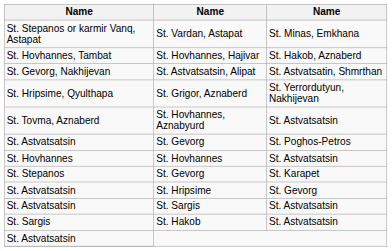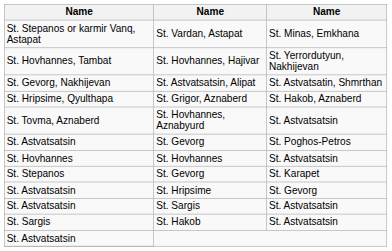(315, 55) St. Hakob, Aznaberd -> (306, 61) St. Yerrordutyun, Nakhijevan
(306, 93) St. Yerrordutyun, Nakhijevan -> (315, 99) St. Hakob, Aznaberd
